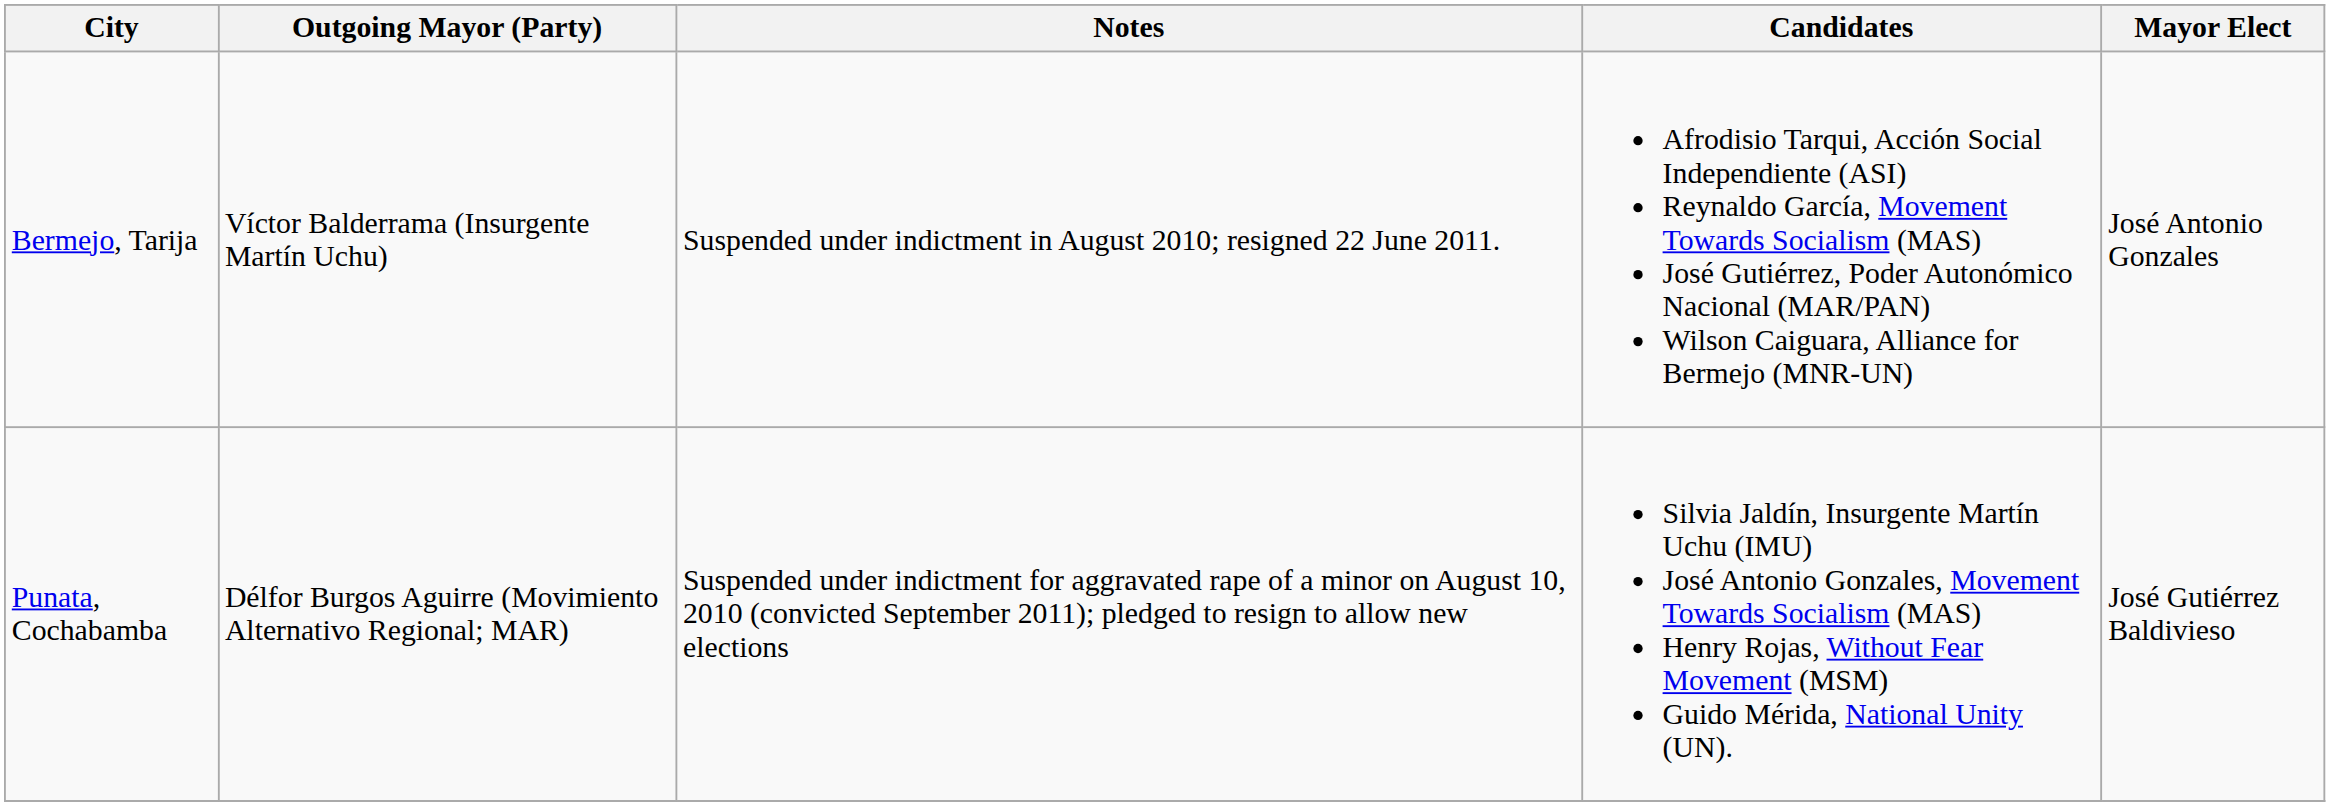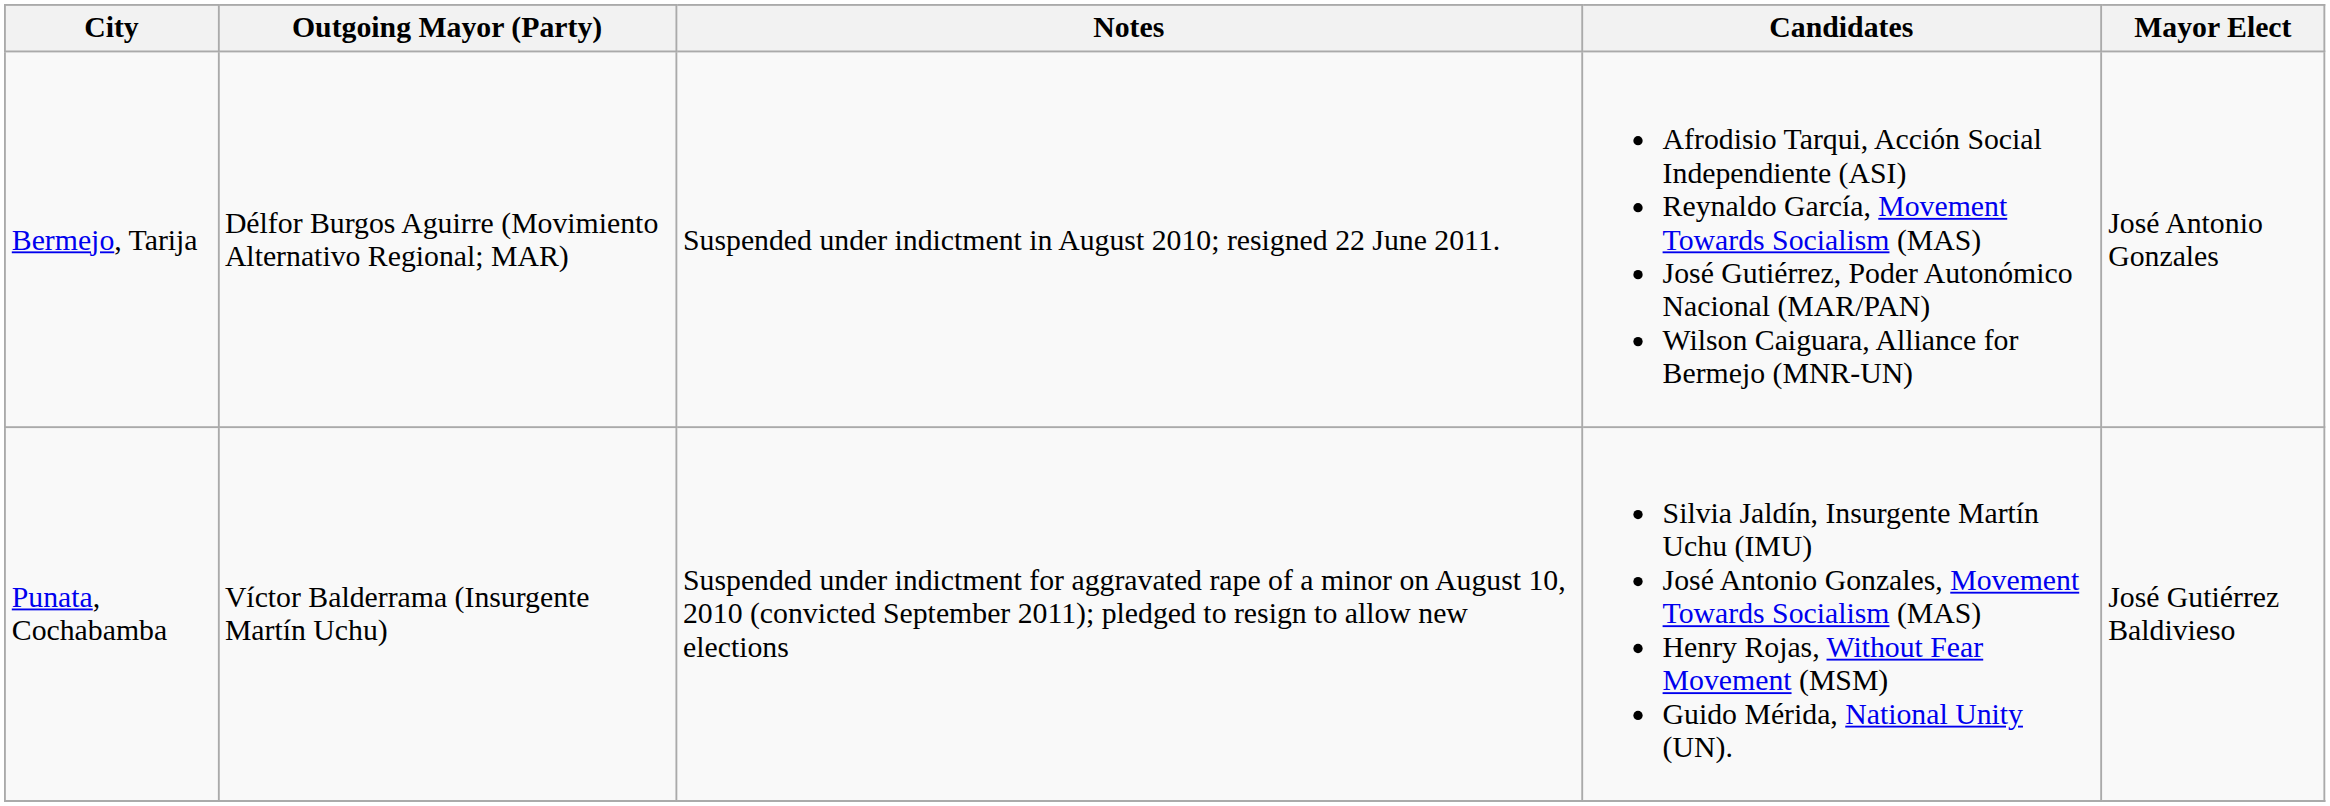(407, 238) Víctor Balderrama (Insurgente Martín Uchu) -> (442, 238) Délfor Burgos Aguirre (Movimiento Alternativo Regional; MAR)
(442, 613) Délfor Burgos Aguirre (Movimiento Alternativo Regional; MAR) -> (407, 613) Víctor Balderrama (Insurgente Martín Uchu)
